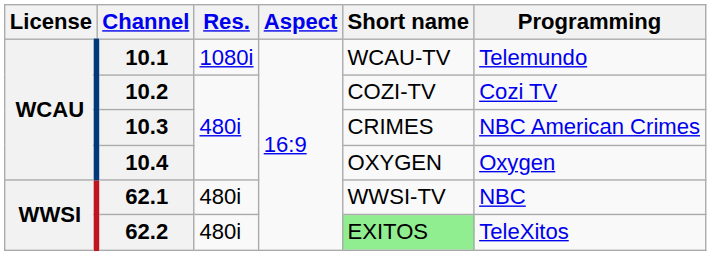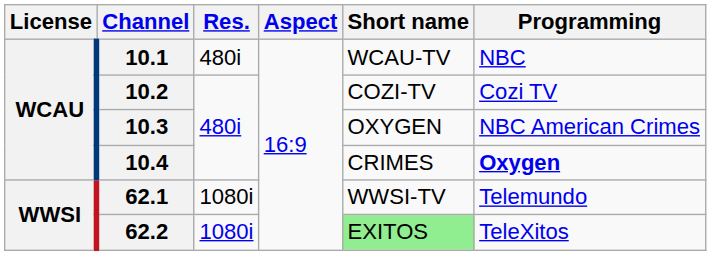(227, 57) 1080i -> (220, 57) 480i
(533, 57) Telemundo -> (502, 57) NBC
(390, 127) CRIMES -> (395, 127) OXYGEN
(395, 162) OXYGEN -> (390, 162) CRIMES
(517, 162) normal -> (520, 162) bold
(220, 197) 480i -> (227, 197) 1080i
(502, 197) NBC -> (533, 197) Telemundo
(220, 232) 480i -> (227, 232) 1080i
